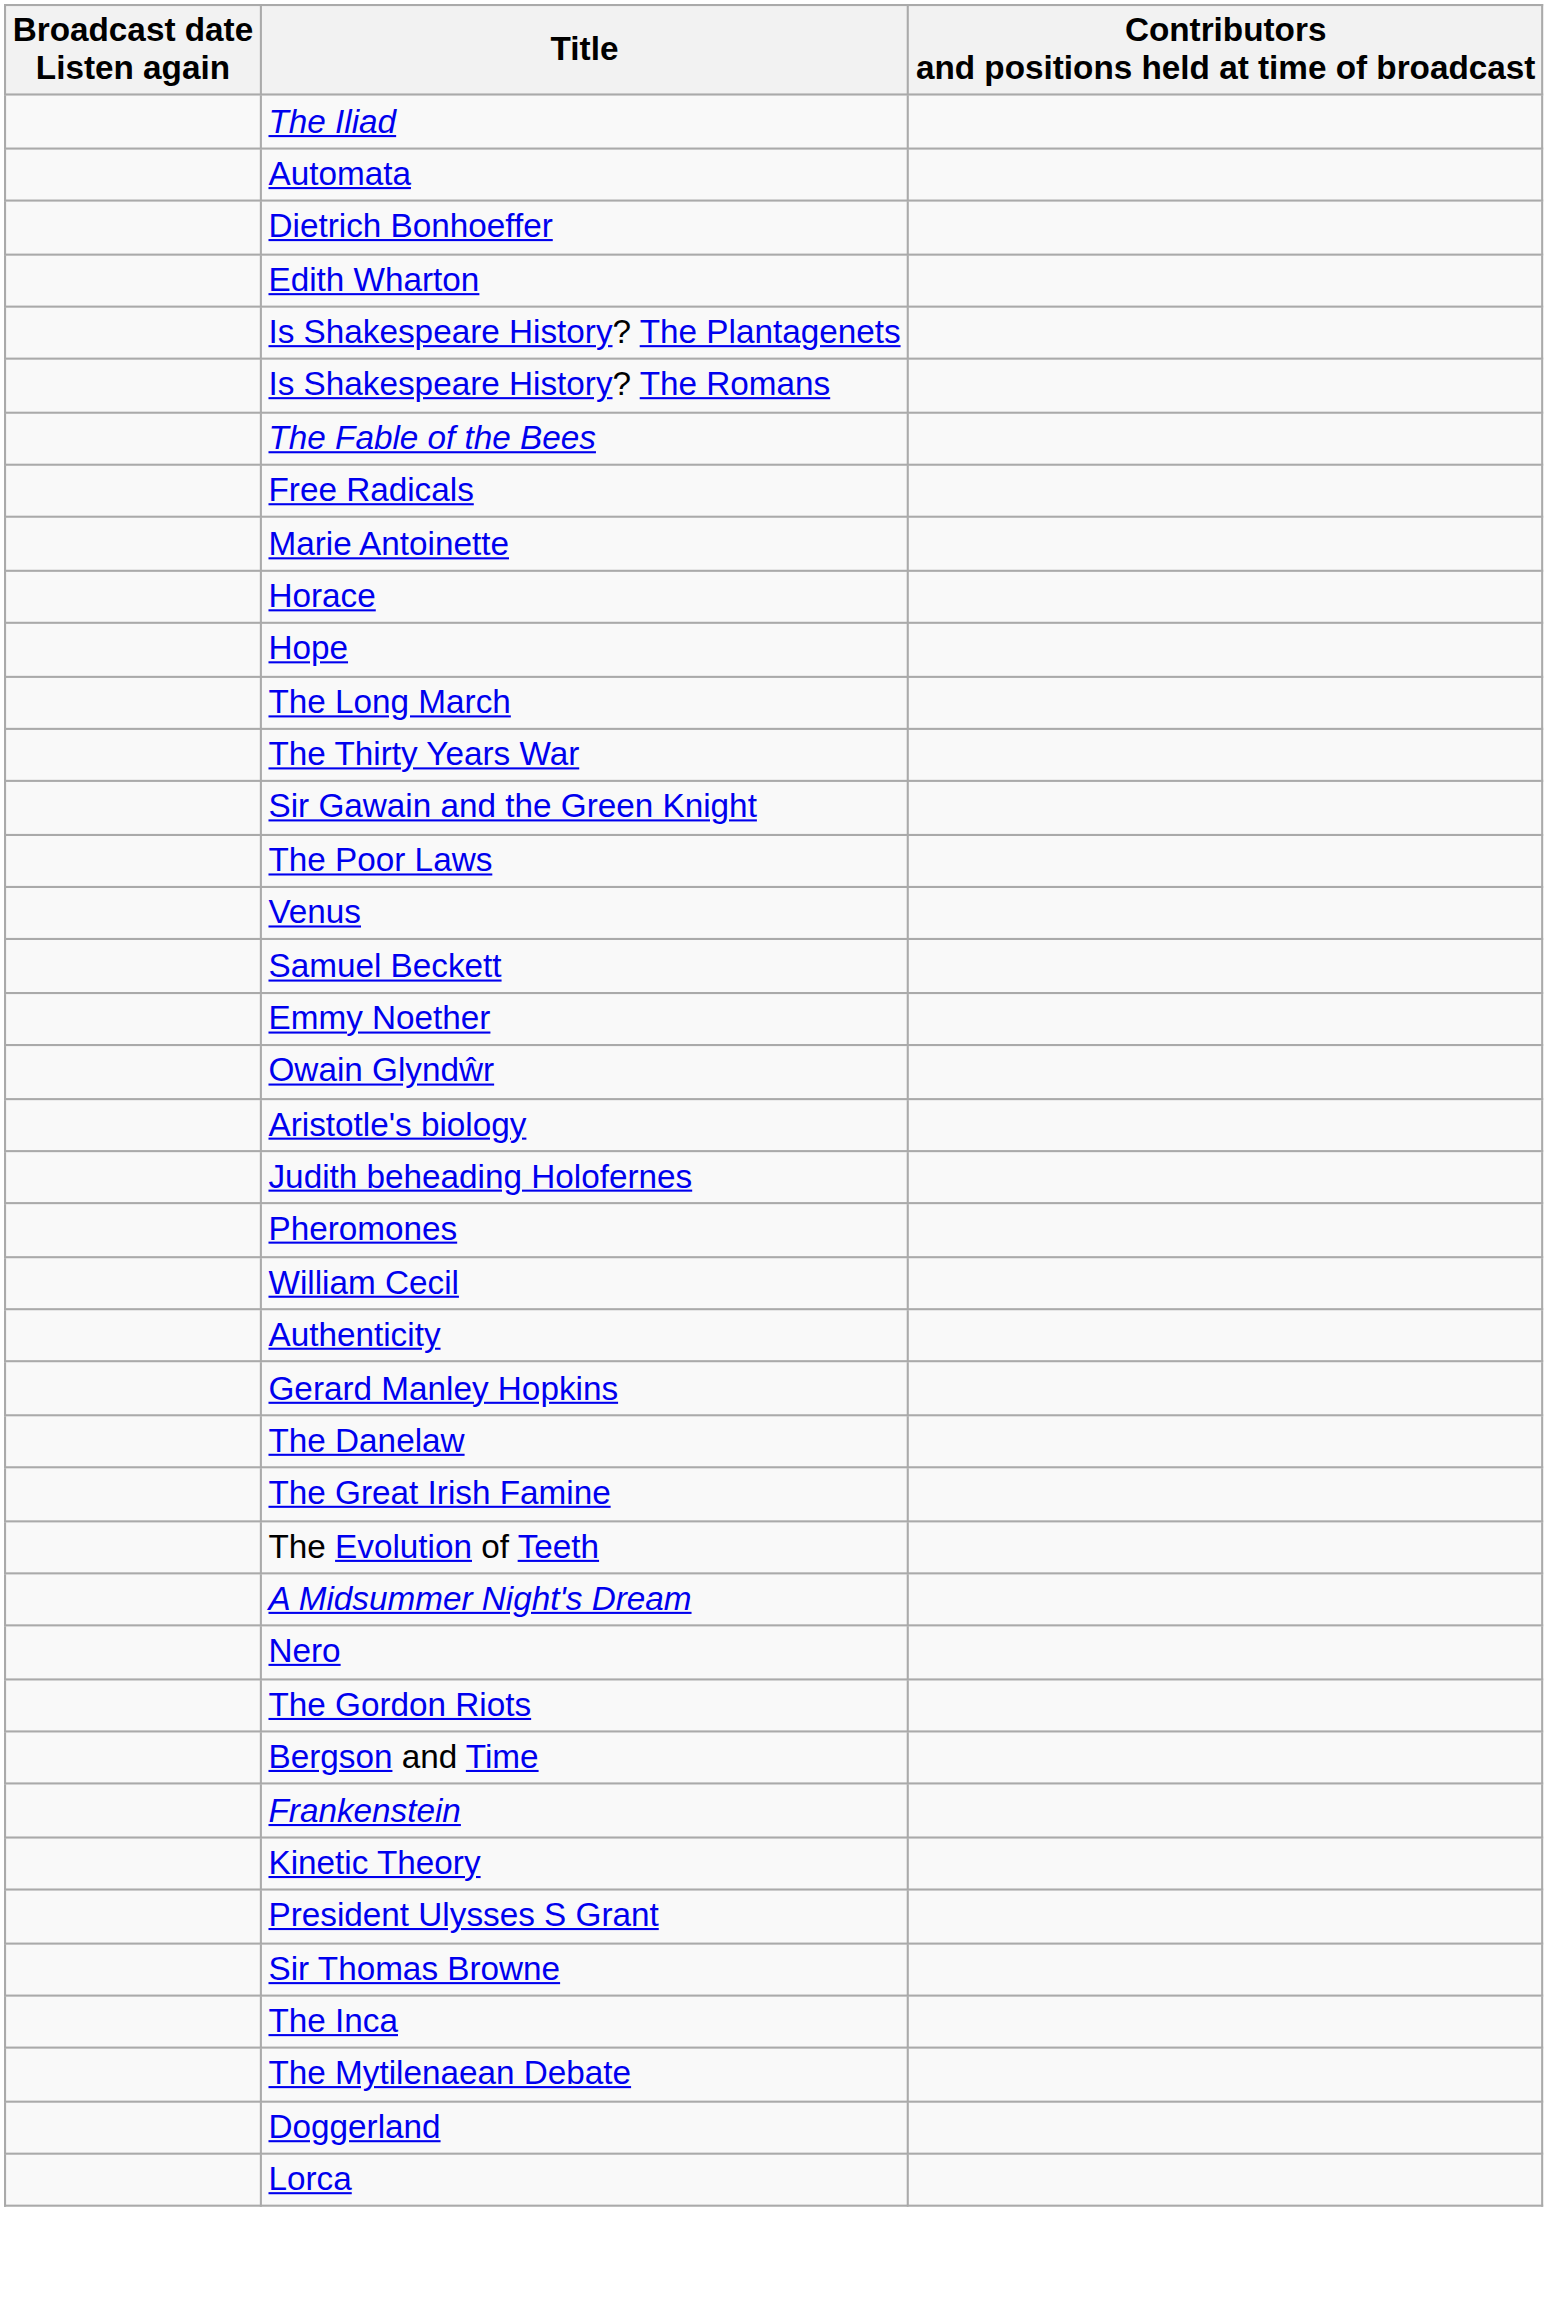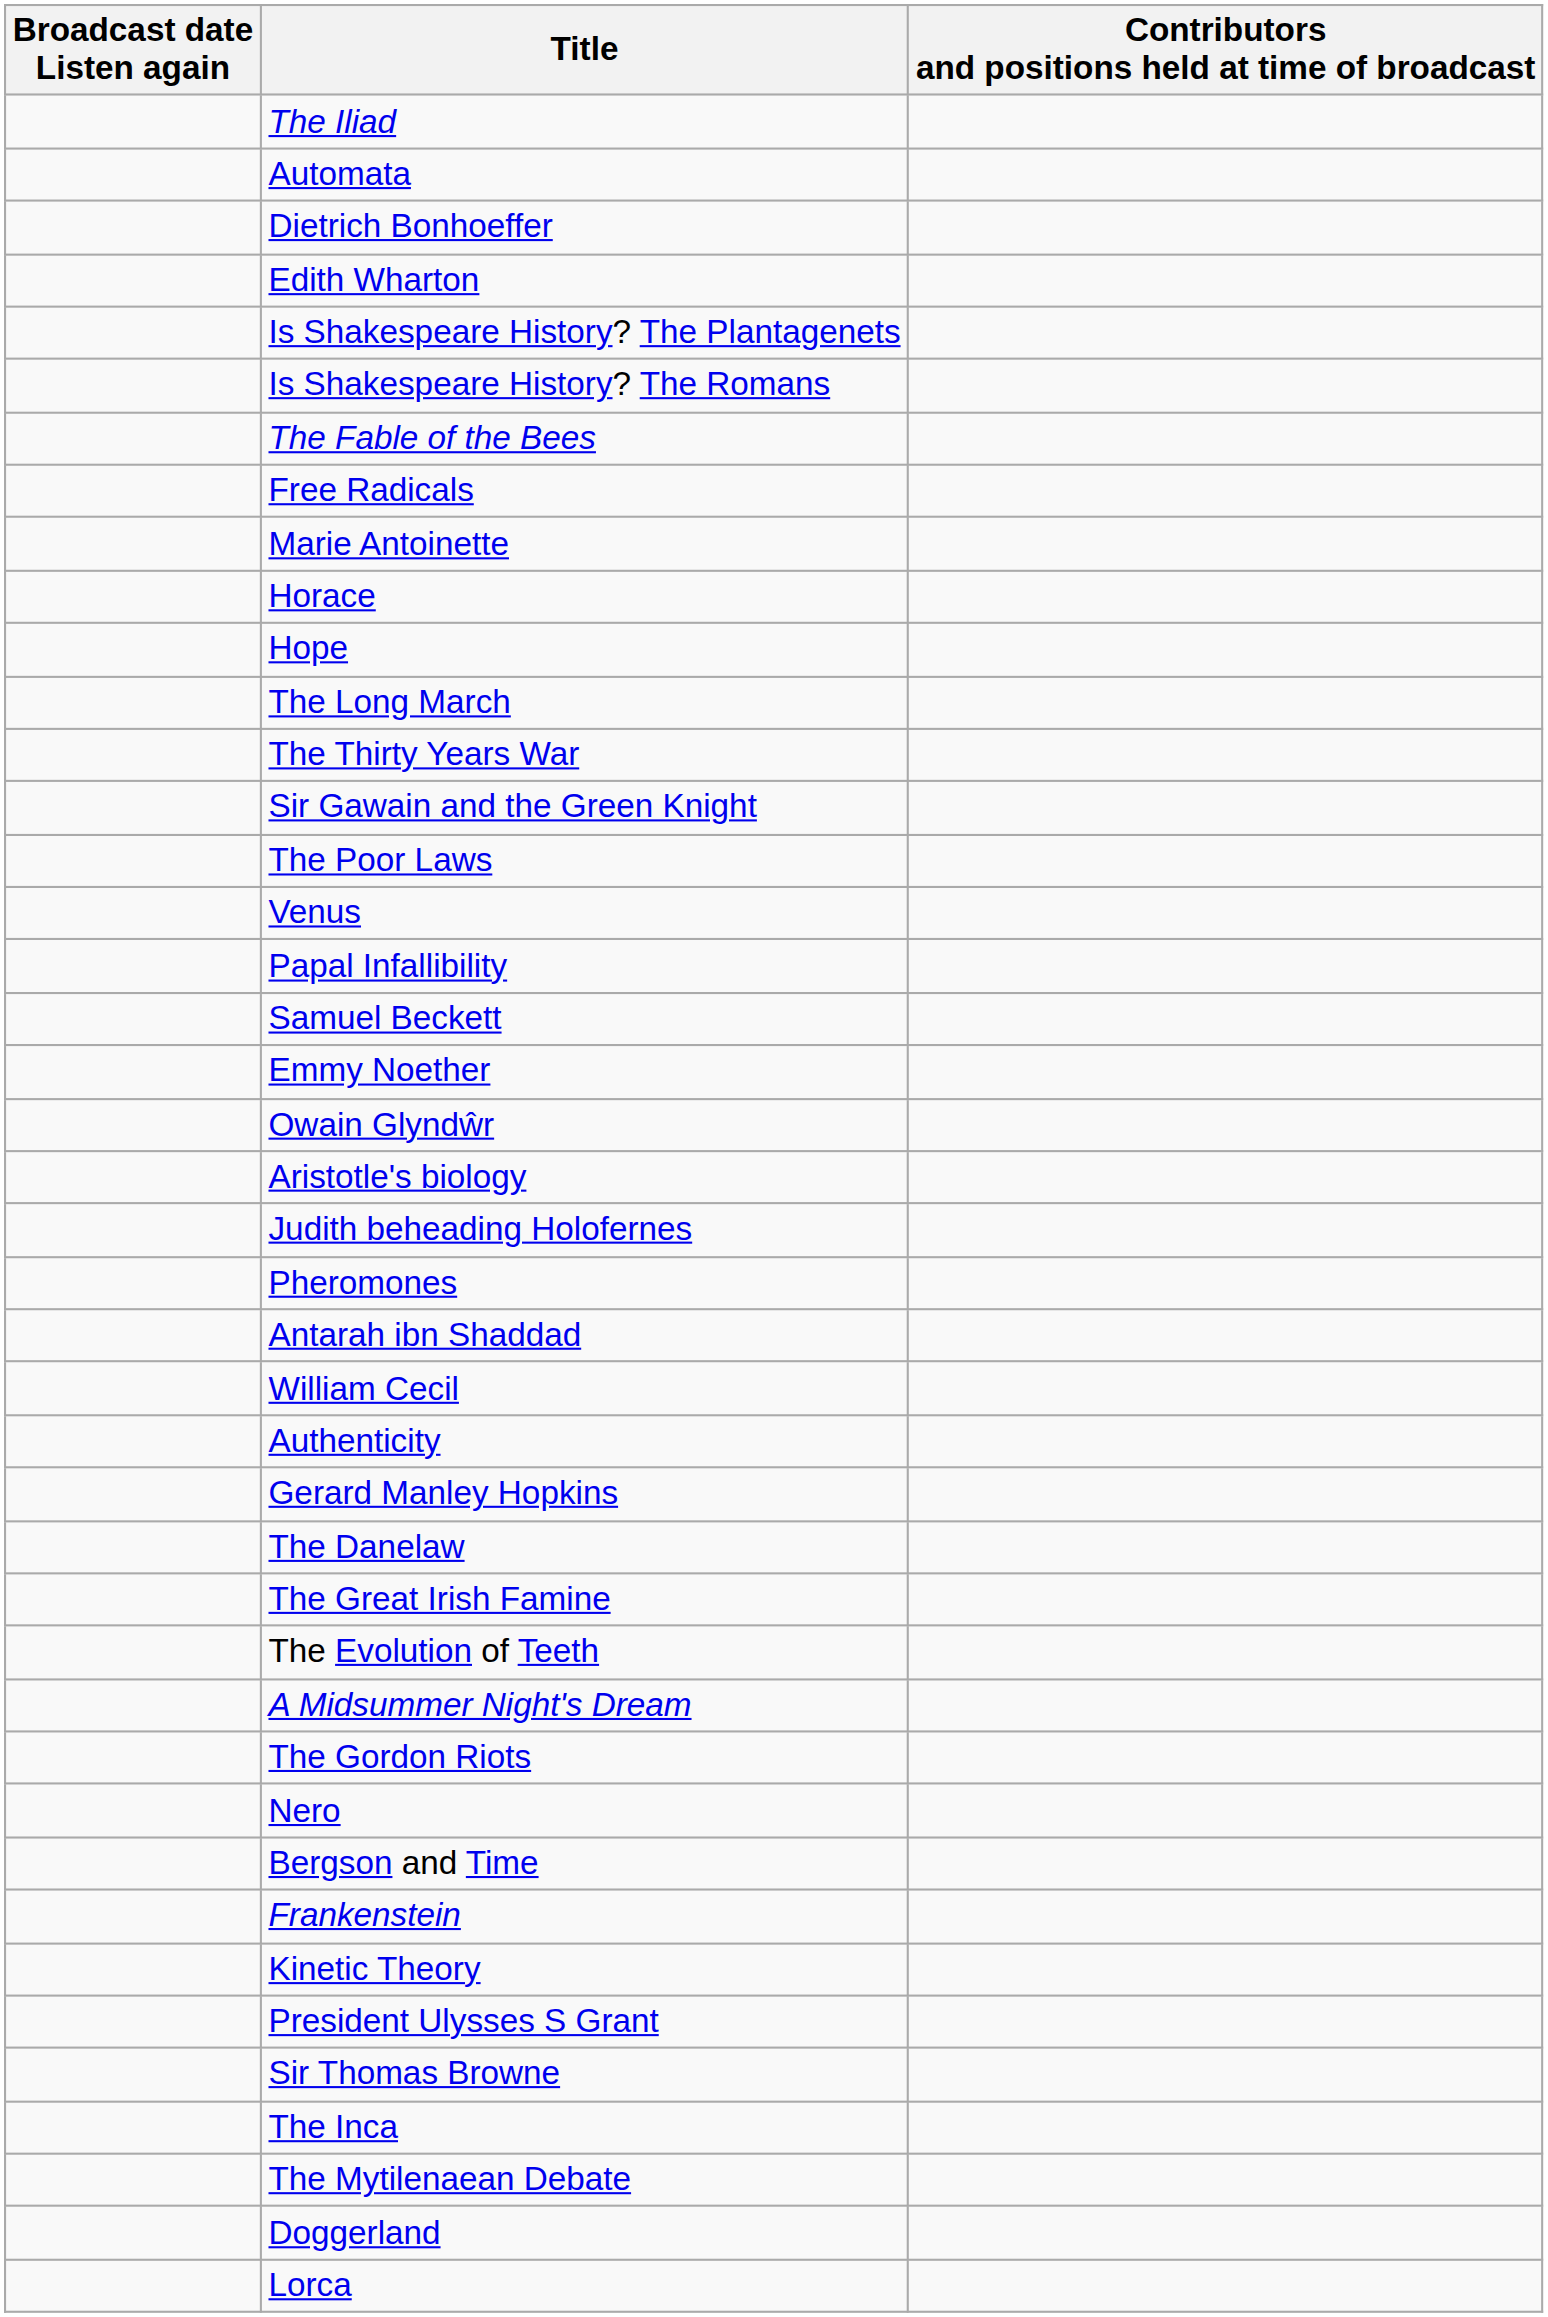+ row: (388, 965)
+ row: (425, 1335)
rows swapped: (305, 1651) <-> (400, 1704)
